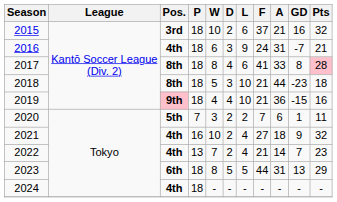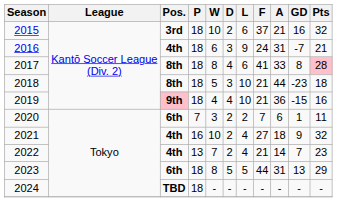(174, 118) 5th -> (174, 118) 6th
(174, 188) 4th -> (174, 188) TBD
